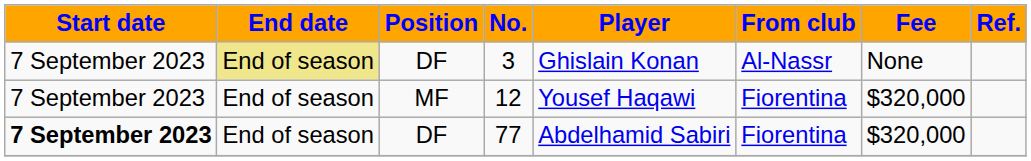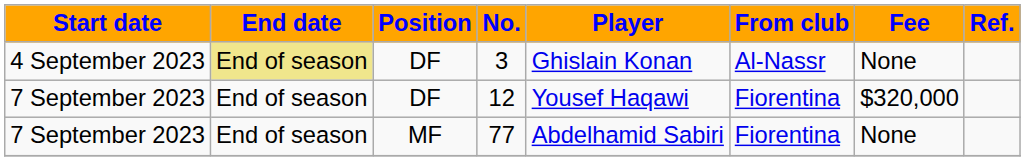(108, 60) 7 September 2023 -> (108, 60) 4 September 2023
(432, 98) MF -> (425, 98) DF
(111, 135) bold -> (108, 135) normal
(432, 135) DF -> (425, 135) MF
(916, 135) $320,000 -> (888, 135) None
